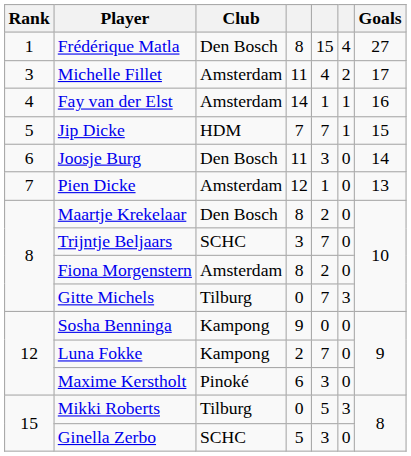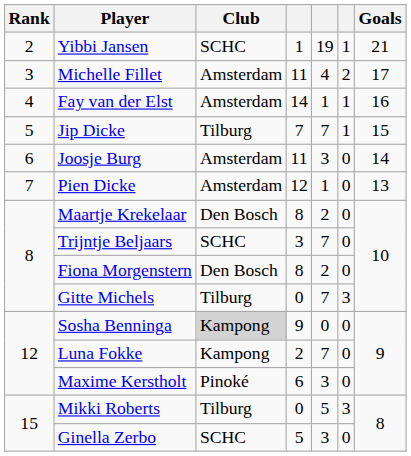- row: (119, 46)
+ row: (103, 46)
(221, 130) HDM -> (226, 130) Tilburg
(239, 158) Den Bosch -> (241, 158) Amsterdam
(241, 269) Amsterdam -> (239, 269) Den Bosch
(235, 325) no background -> (235, 325) lightgrey background
